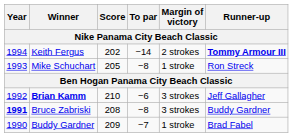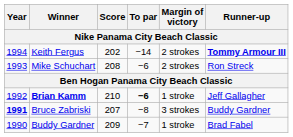(112, 66) 205 -> (112, 66) 208
(143, 66) −8 -> (143, 66) −6
(178, 66) 1 stroke -> (180, 66) 2 strokes
(143, 96) normal -> (143, 96) bold
(180, 96) 3 strokes -> (178, 96) 1 stroke
(112, 110) 208 -> (112, 110) 207
